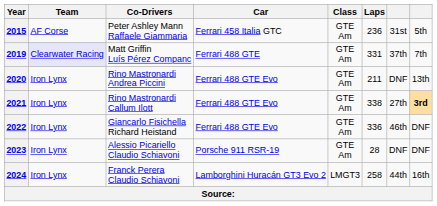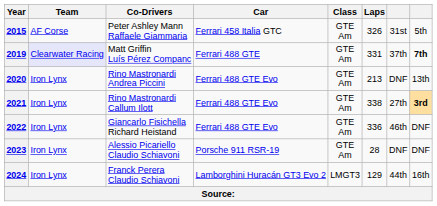(374, 31) 236 -> (374, 31) 326
(421, 55) normal -> (421, 55) bold
(374, 79) 211 -> (374, 79) 213
(374, 175) 258 -> (374, 175) 129
